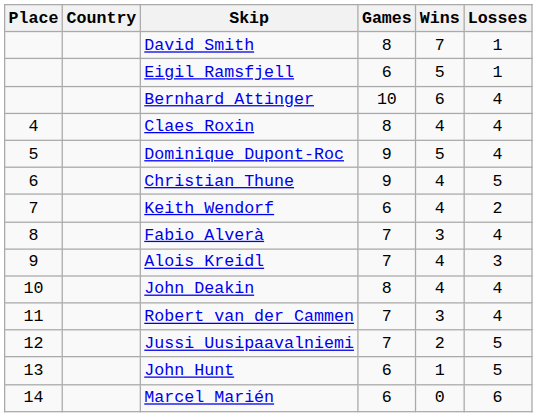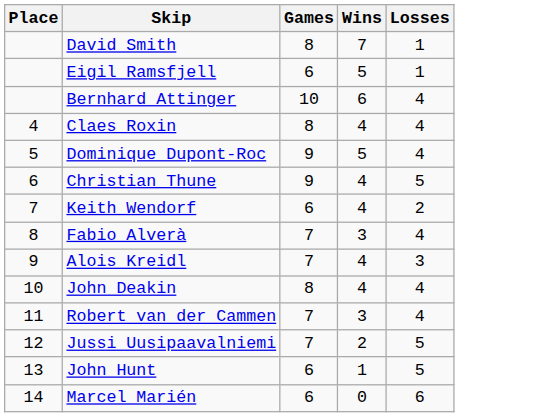- column: (101, 18)
